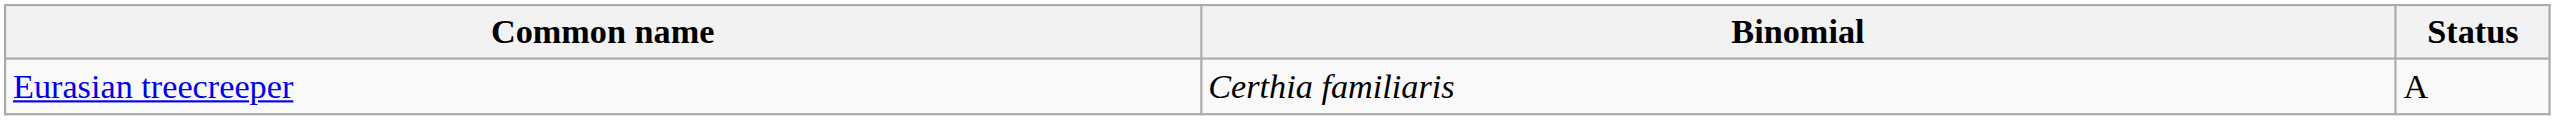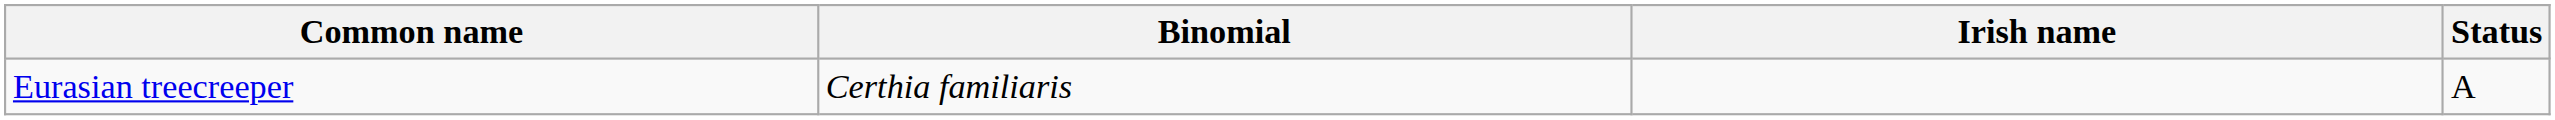+ column: (2037, 31)
